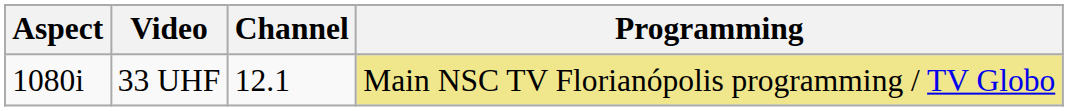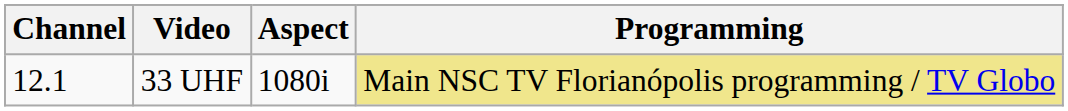columns swapped: (292, 29) <-> (58, 29)
